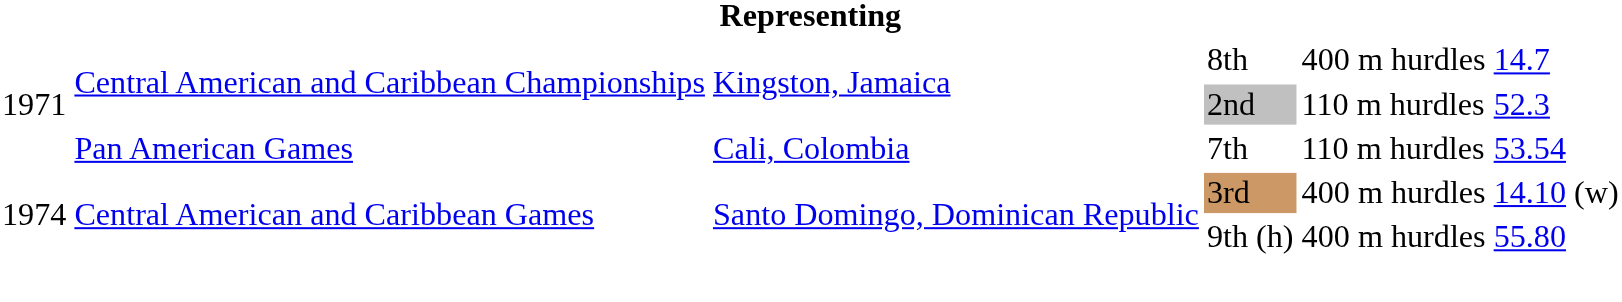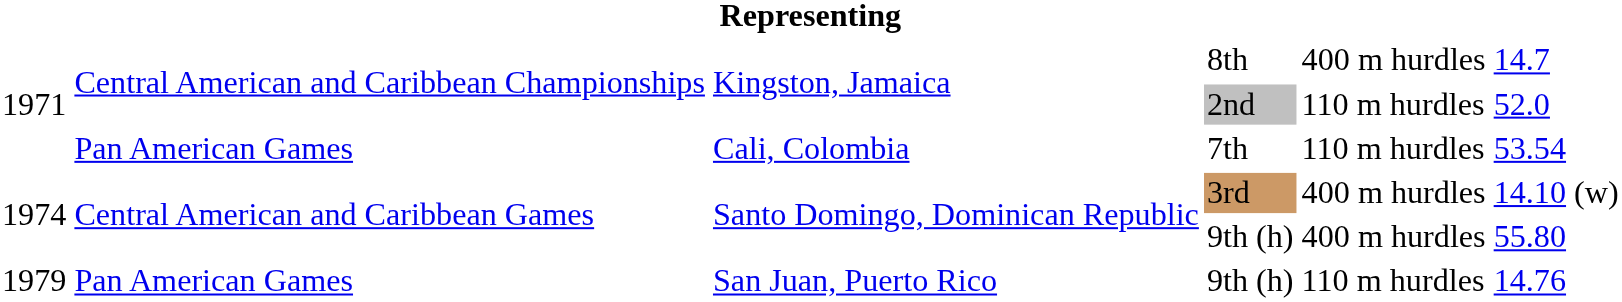(1522, 104) 52.3 -> (1522, 104) 52.0
+ row: (855, 280)
